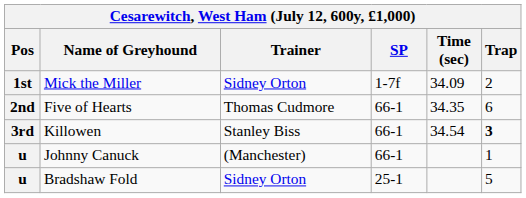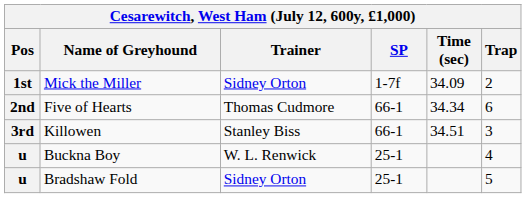(447, 107) 34.35 -> (447, 107) 34.34
(447, 131) 34.54 -> (447, 131) 34.51
(489, 131) bold -> (489, 131) normal
- row: (91, 155)
+ row: (82, 155)
